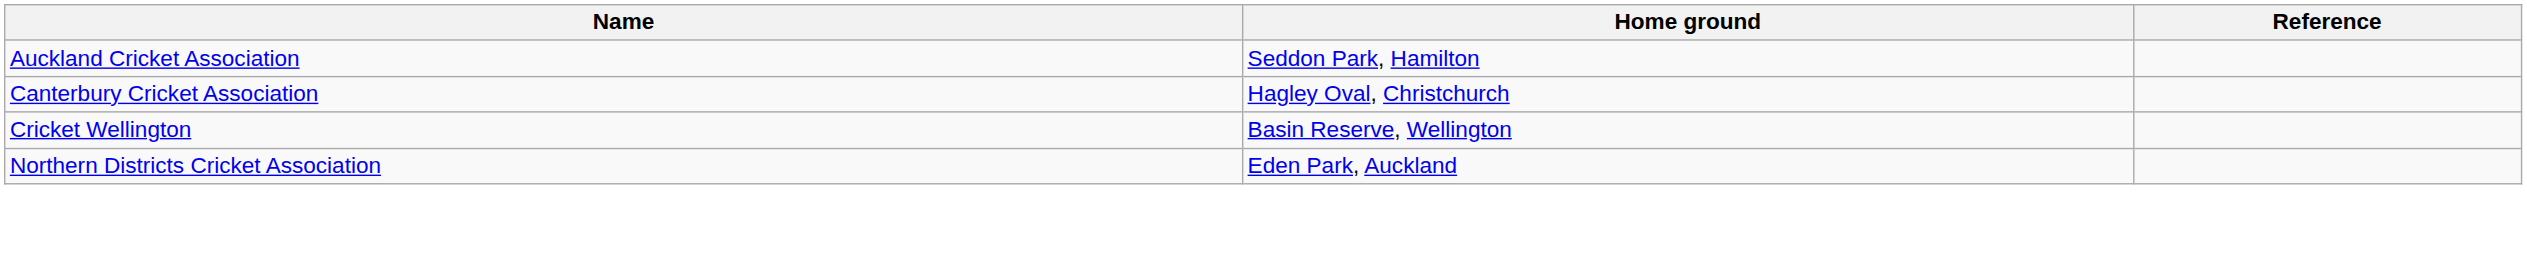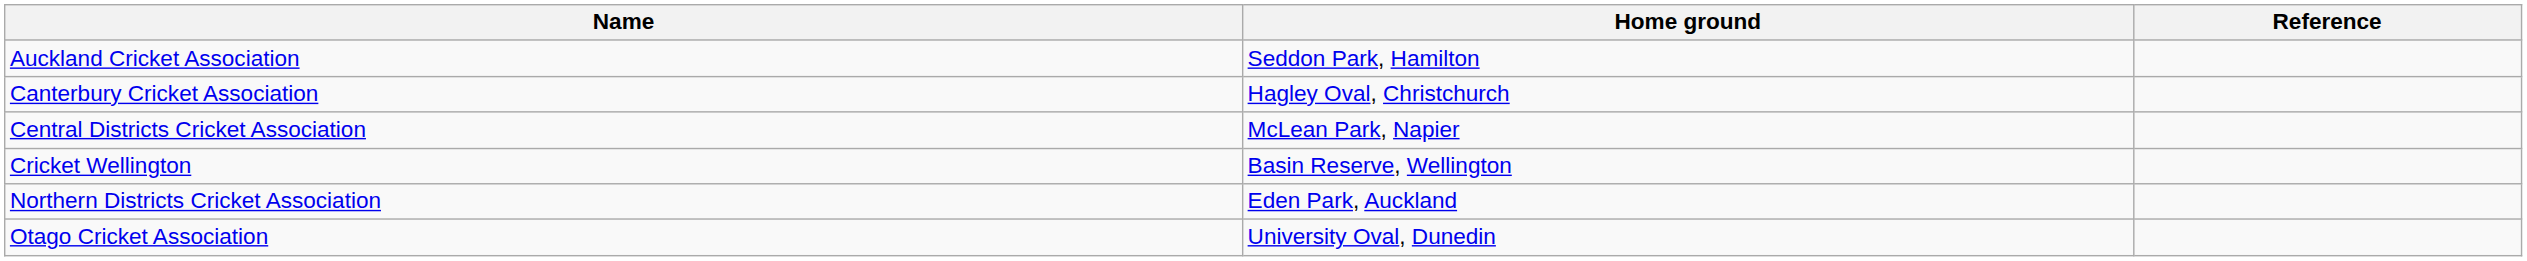+ row: (188, 129)
+ row: (139, 237)
